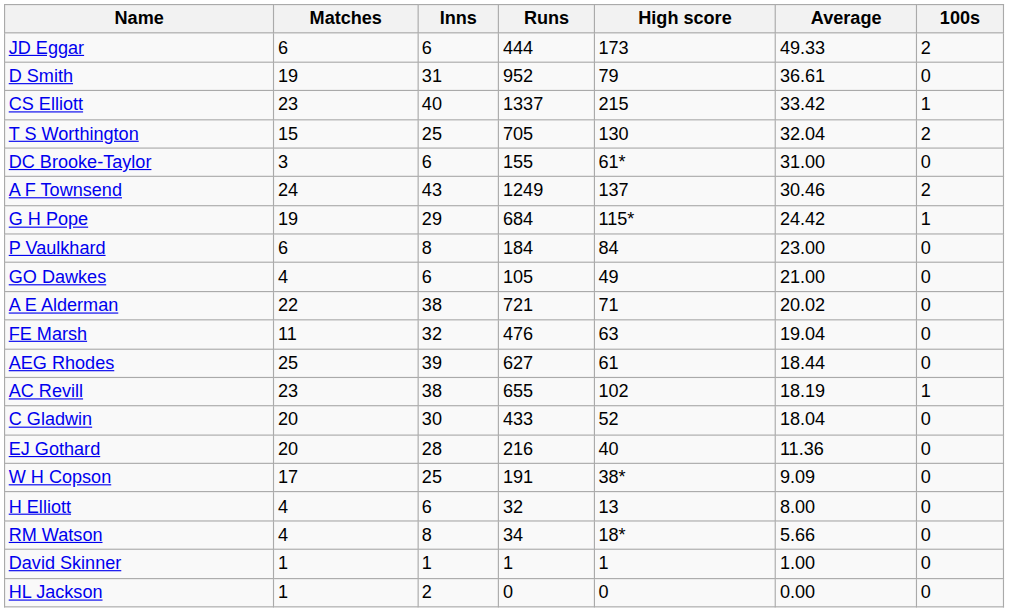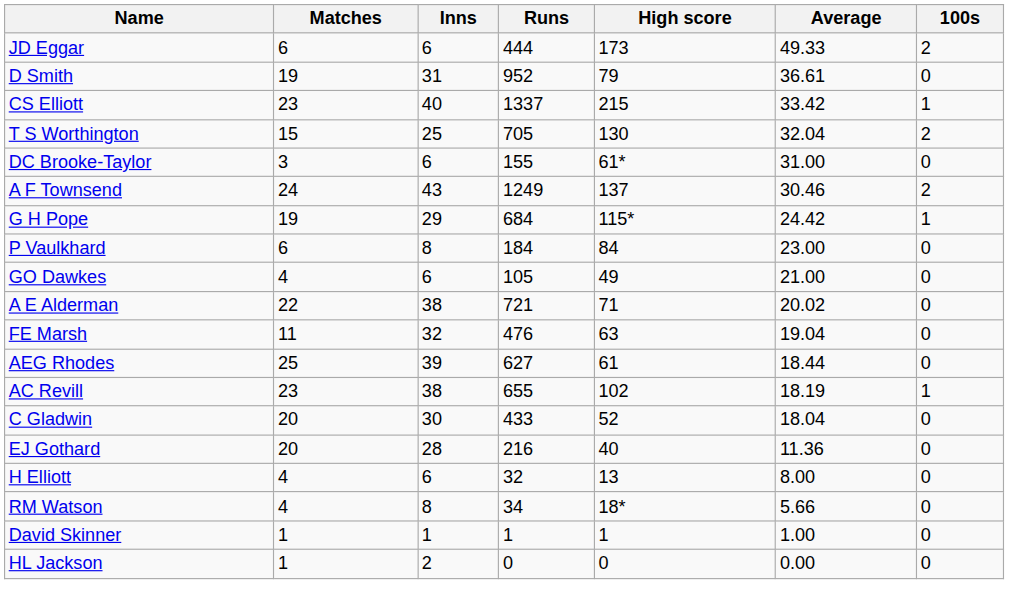- row: (60, 477)
